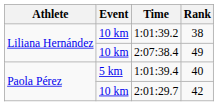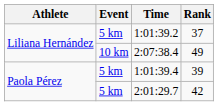(114, 33) 10 km -> (111, 33) 5 km
(197, 33) 38 -> (197, 33) 37
(197, 72) 40 -> (197, 72) 39
(114, 91) 10 km -> (111, 91) 5 km
